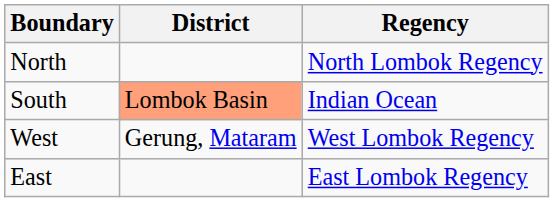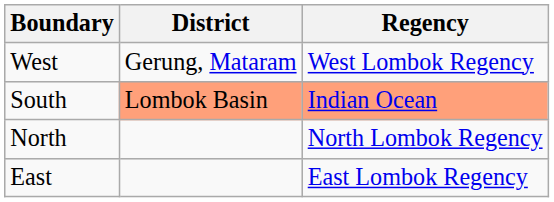rows swapped: (39, 61) <-> (34, 138)
(372, 100) no background -> (372, 100) lightsalmon background
